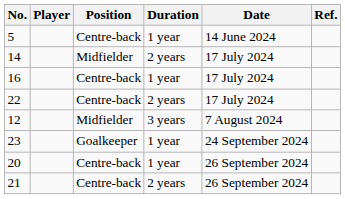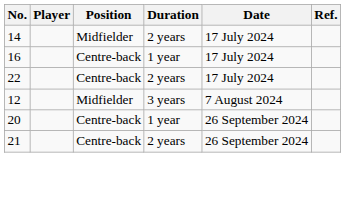- row: (11, 36)
- row: (14, 141)
